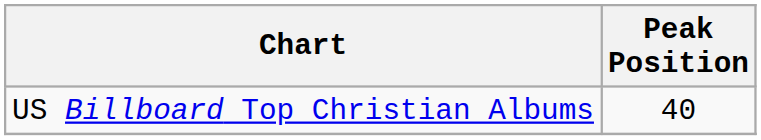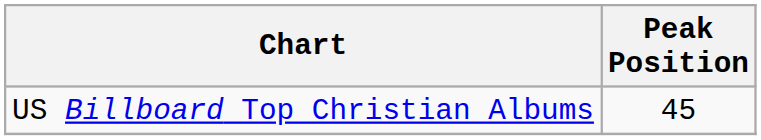(678, 111) 40 -> (678, 111) 45
